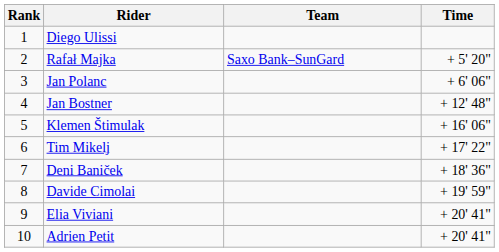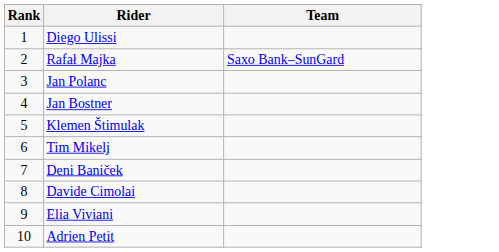- column: (458, 15)
